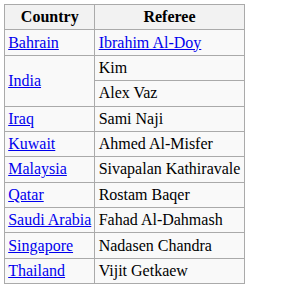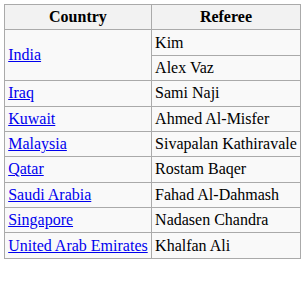- row: (150, 42)
- row: (143, 270)
+ row: (193, 245)
